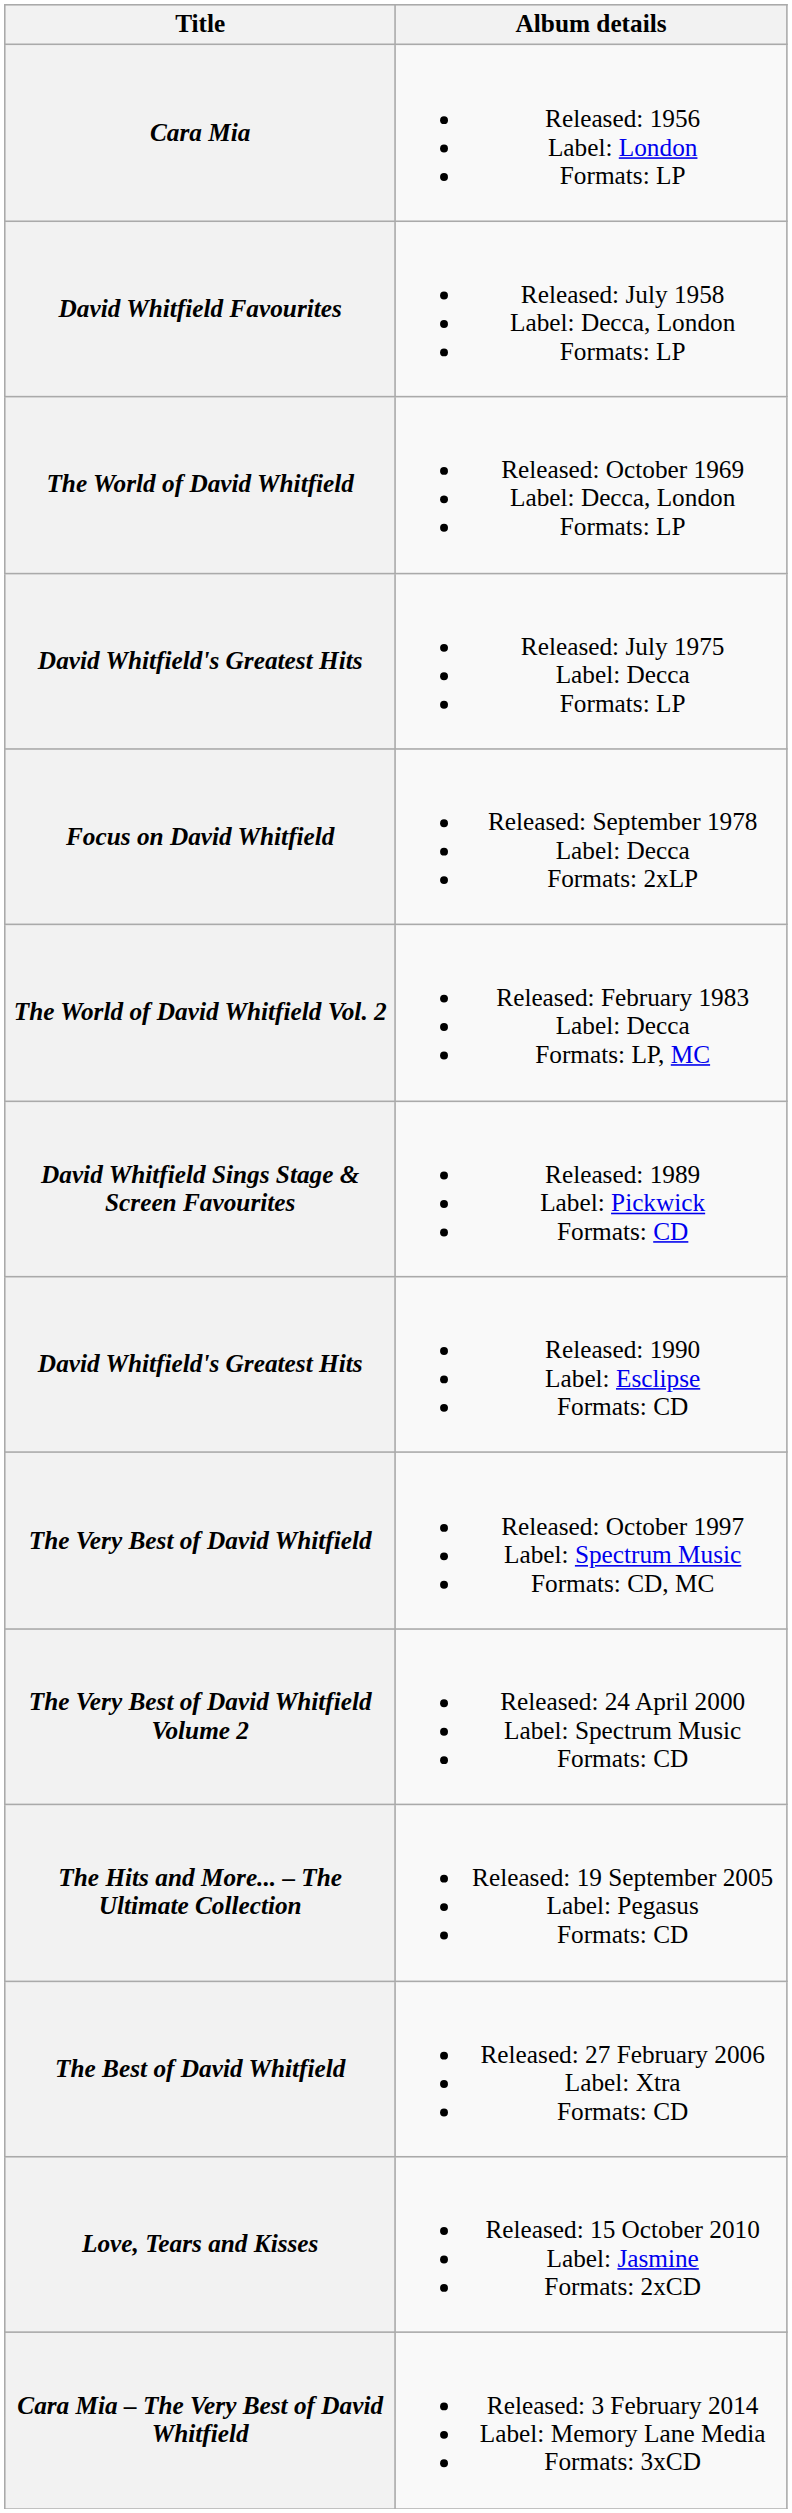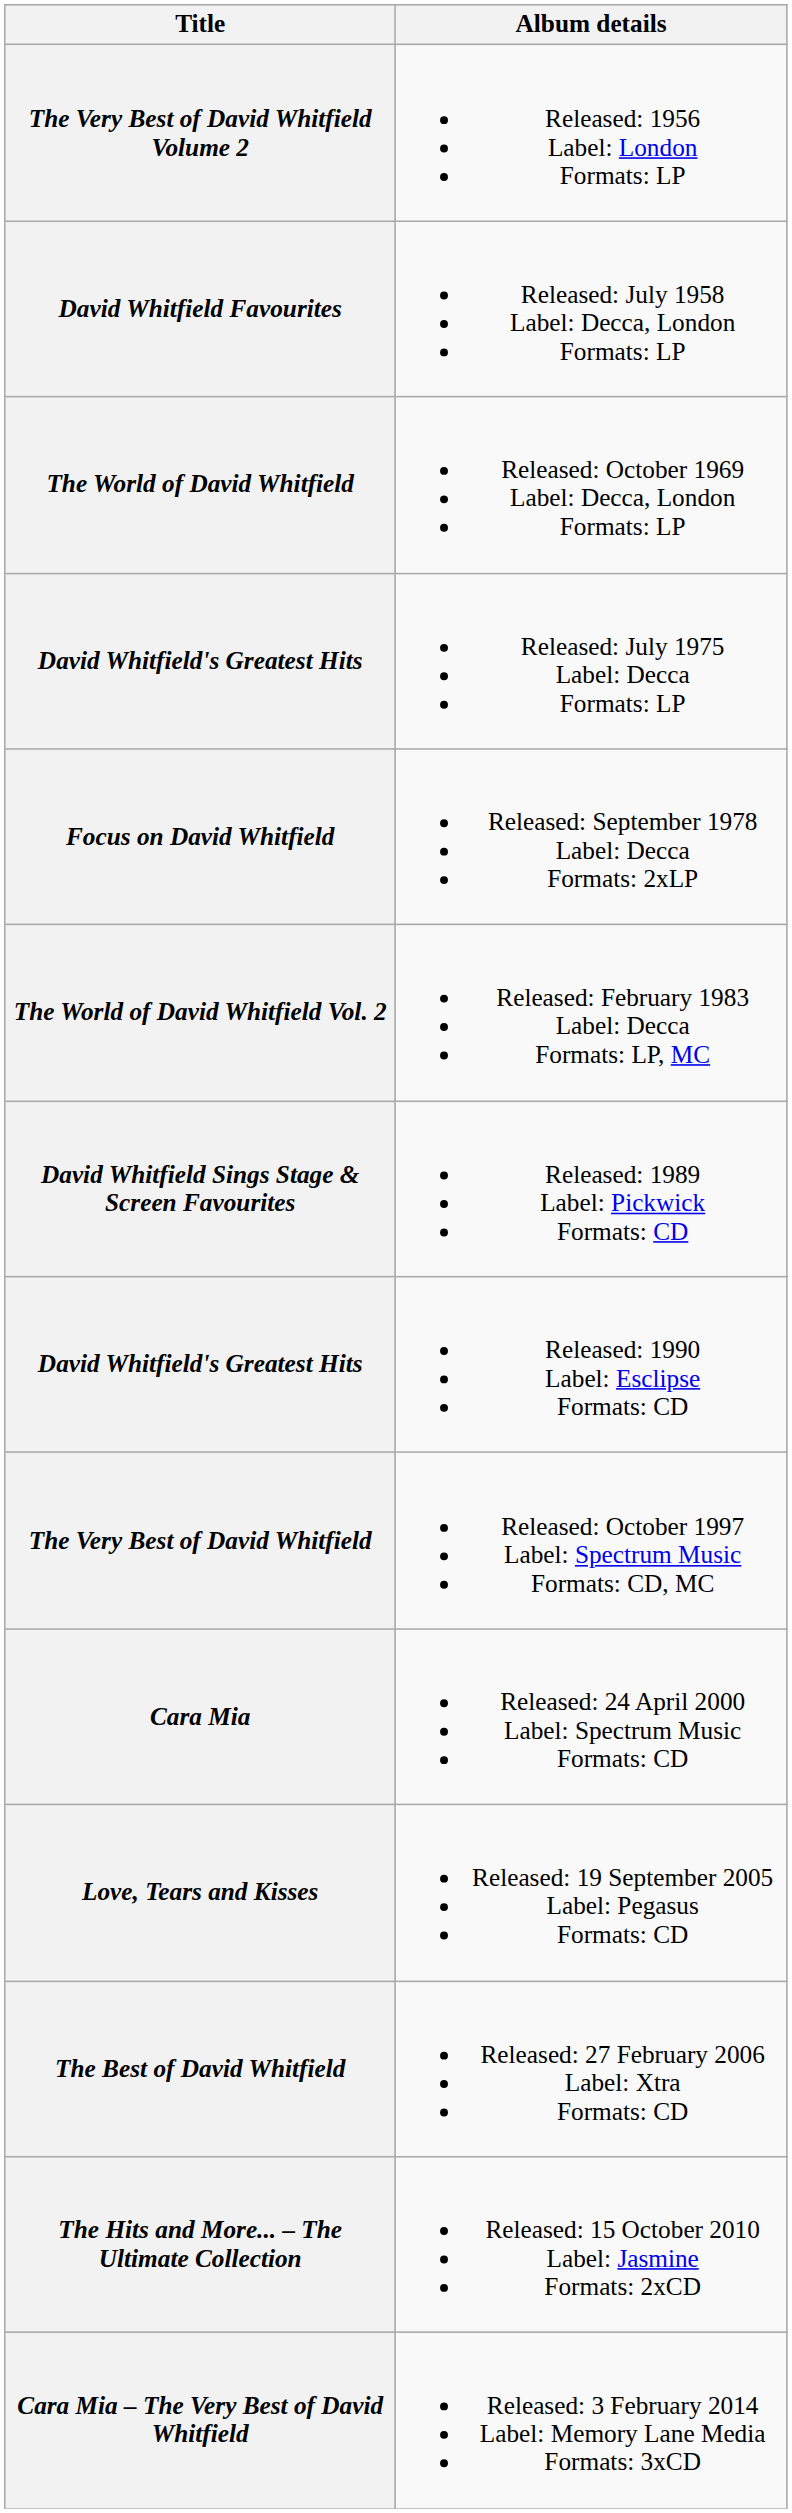(200, 132) Cara Mia -> (200, 132) The Very Best of David Whitfield Volume 2
(200, 1716) The Very Best of David Whitfield Volume 2 -> (200, 1716) Cara Mia
(200, 1892) The Hits and More... – The Ultimate Collection -> (200, 1892) Love, Tears and Kisses
(200, 2244) Love, Tears and Kisses -> (200, 2244) The Hits and More... – The Ultimate Collection
